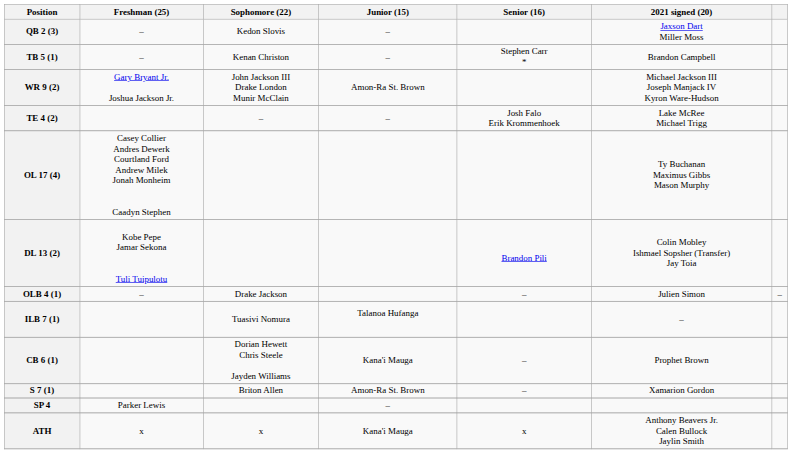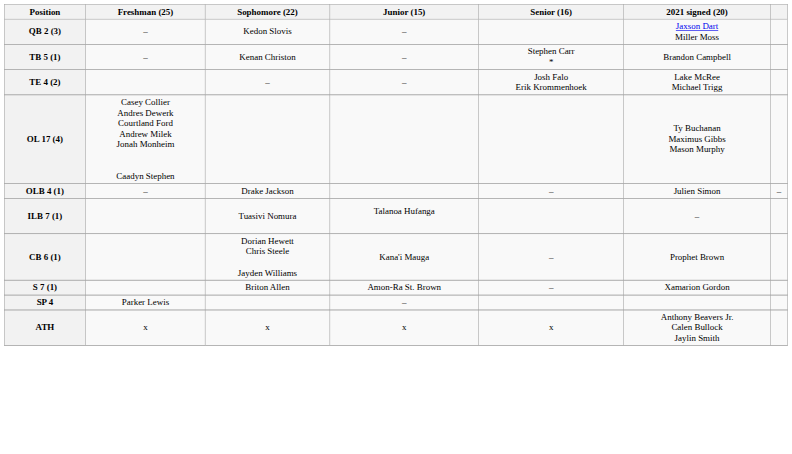- row: (42, 88)
- row: (42, 253)
(388, 431) Kana'i Mauga -> (404, 328) x
